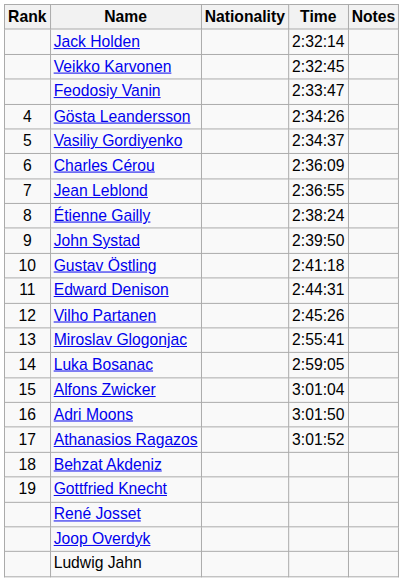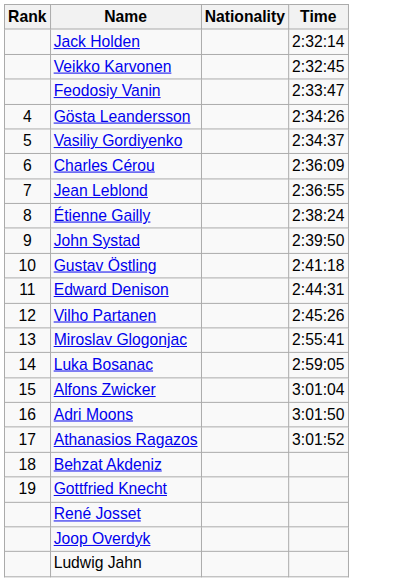- column: (373, 16)
